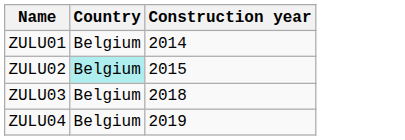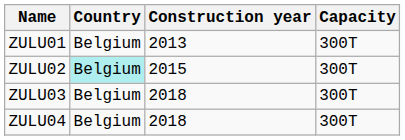+ column: (358, 18)
(168, 44) 2014 -> (168, 44) 2013
(168, 122) 2019 -> (168, 122) 2018
